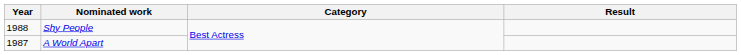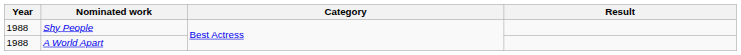(17, 43) 1987 -> (17, 43) 1988
